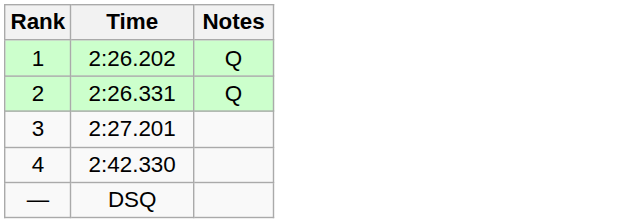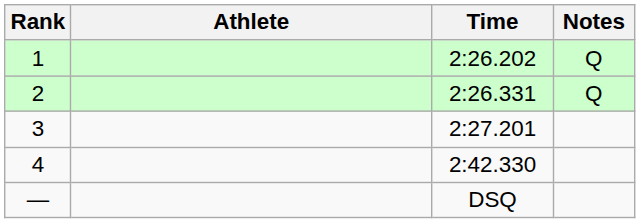+ column: (251, 22)
